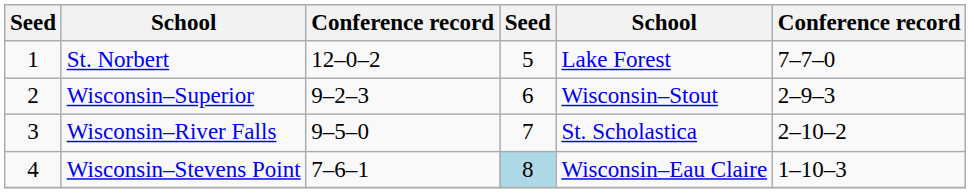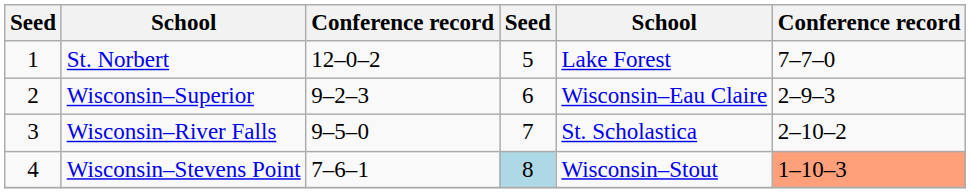(640, 95) Wisconsin–Stout -> (664, 95) Wisconsin–Eau Claire
(664, 168) Wisconsin–Eau Claire -> (640, 168) Wisconsin–Stout
(812, 168) no background -> (812, 168) lightsalmon background
